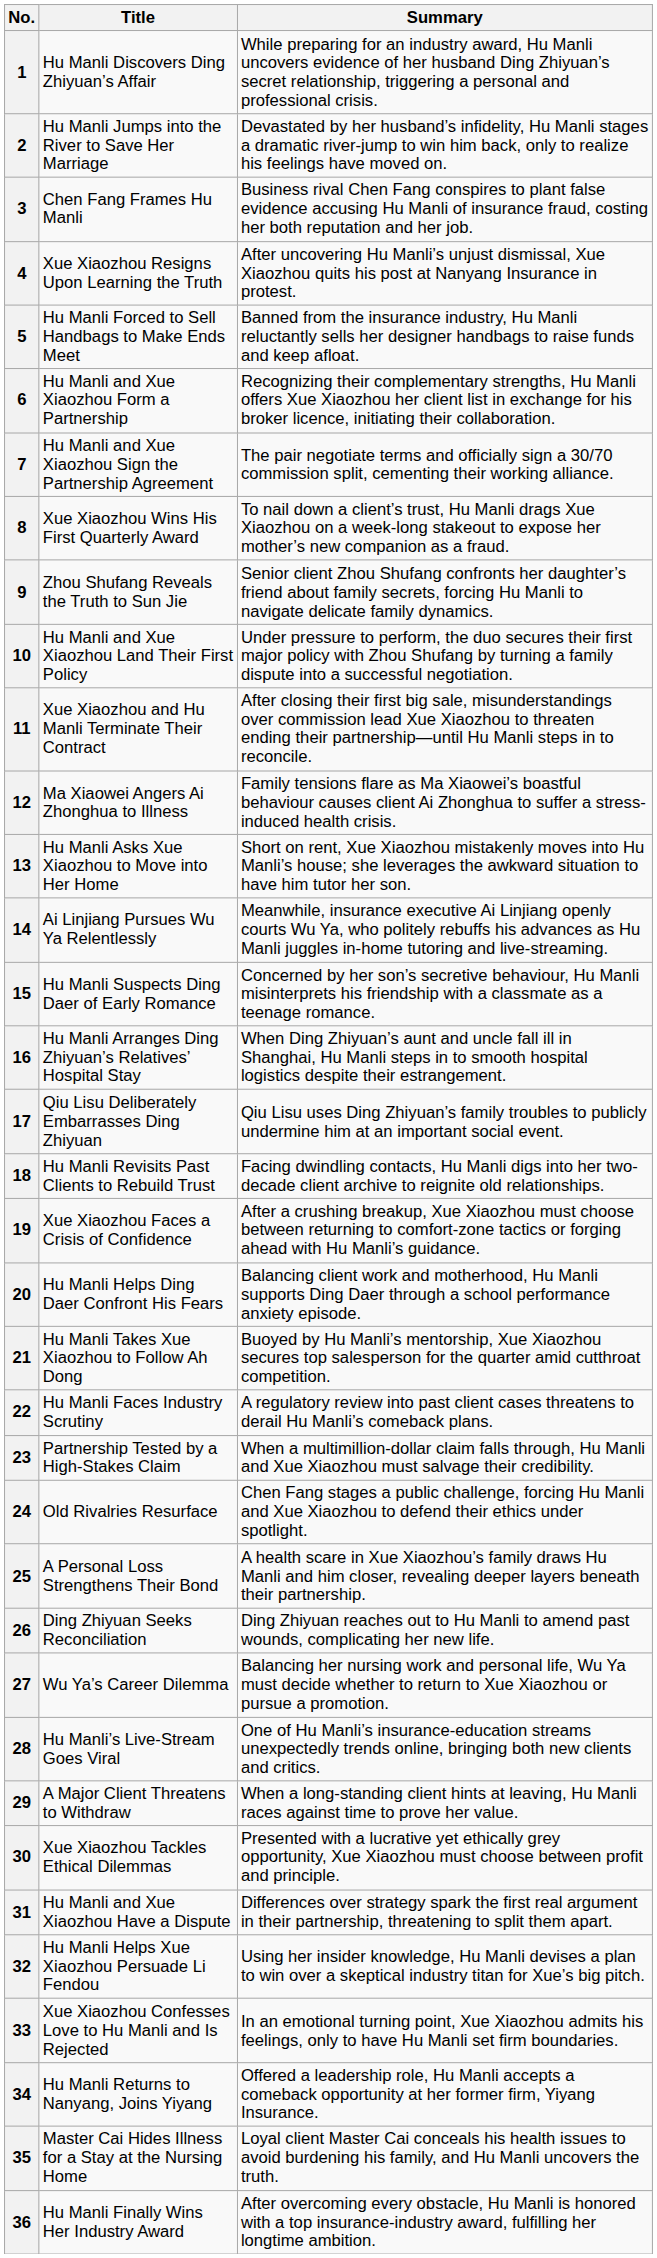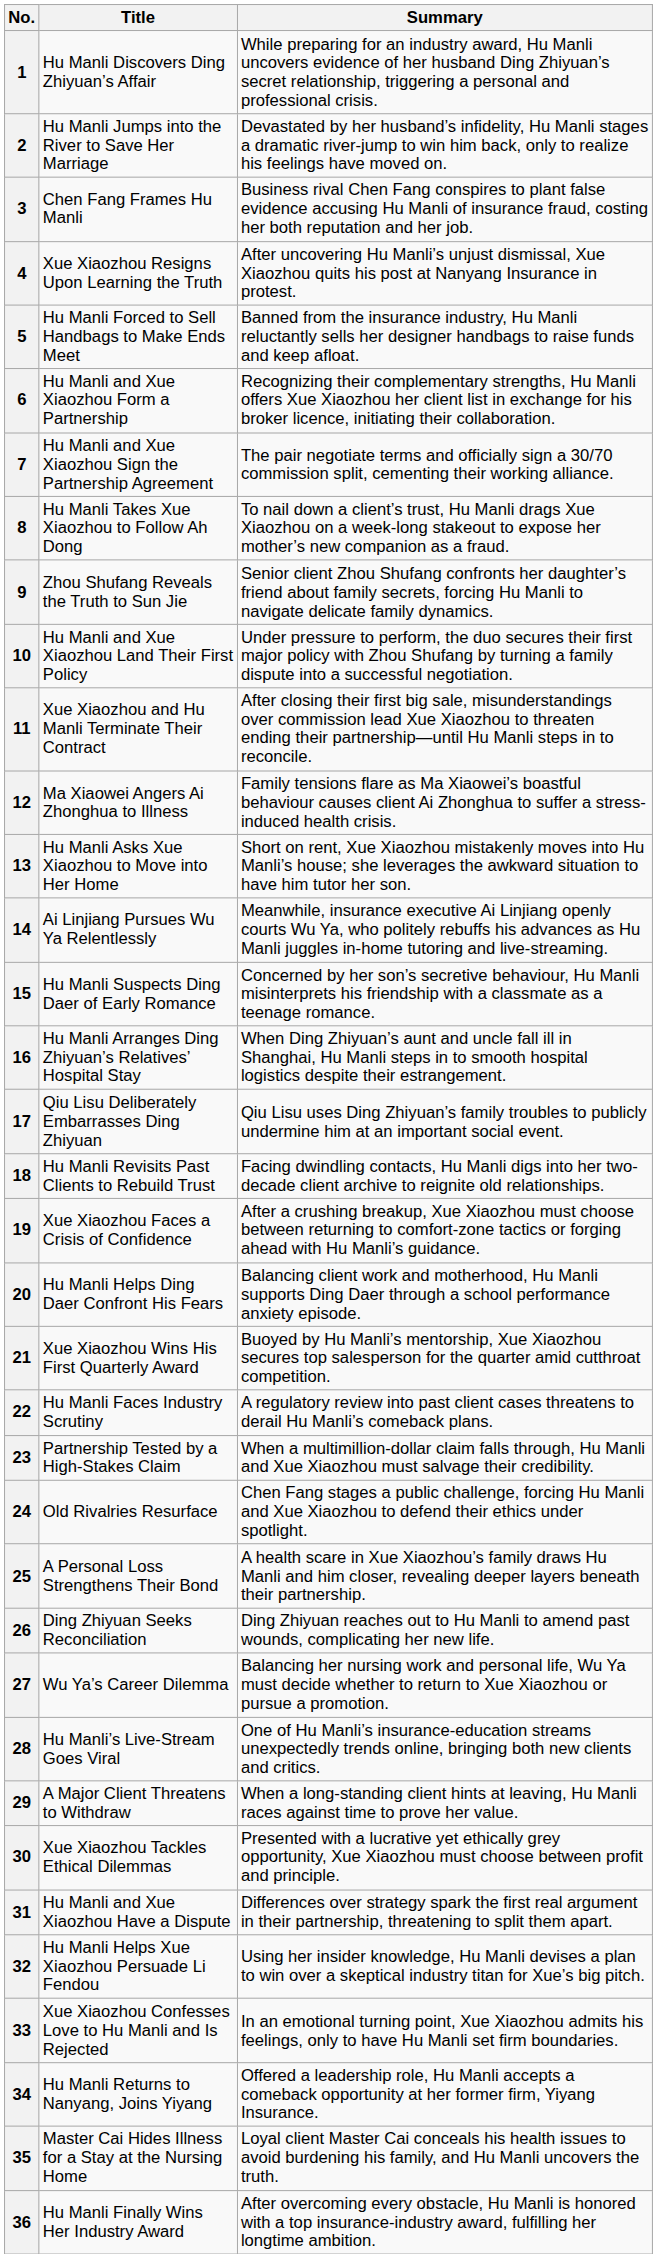(130, 528) Xue Xiaozhou Wins His First Quarterly Award -> (125, 528) Hu Manli Takes Xue Xiaozhou to Follow Ah Dong
(125, 1358) Hu Manli Takes Xue Xiaozhou to Follow Ah Dong -> (130, 1358) Xue Xiaozhou Wins His First Quarterly Award
